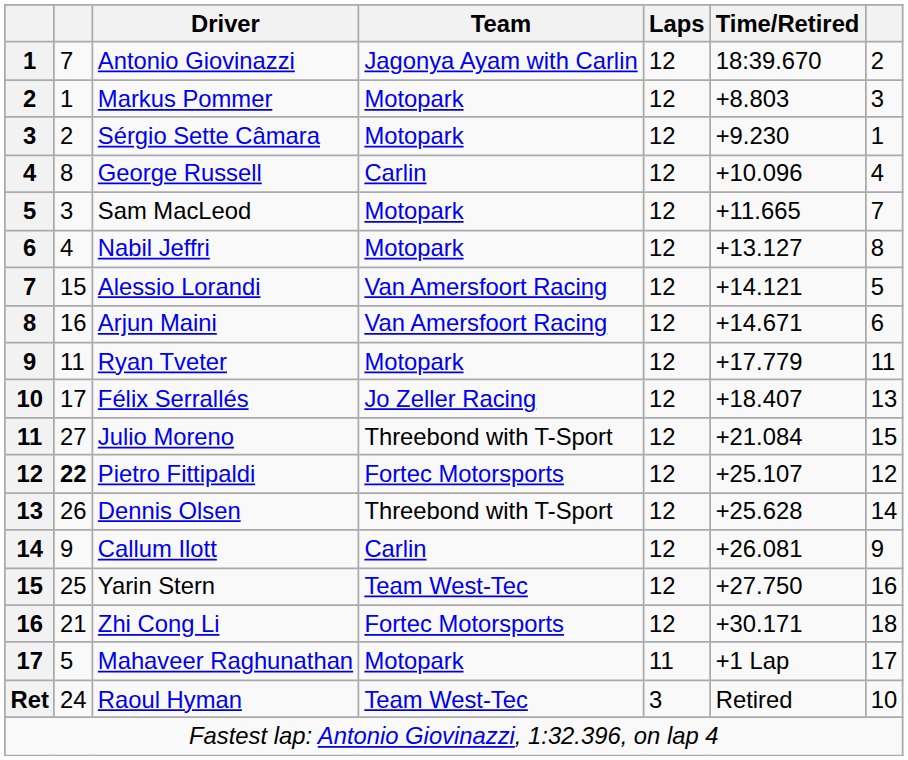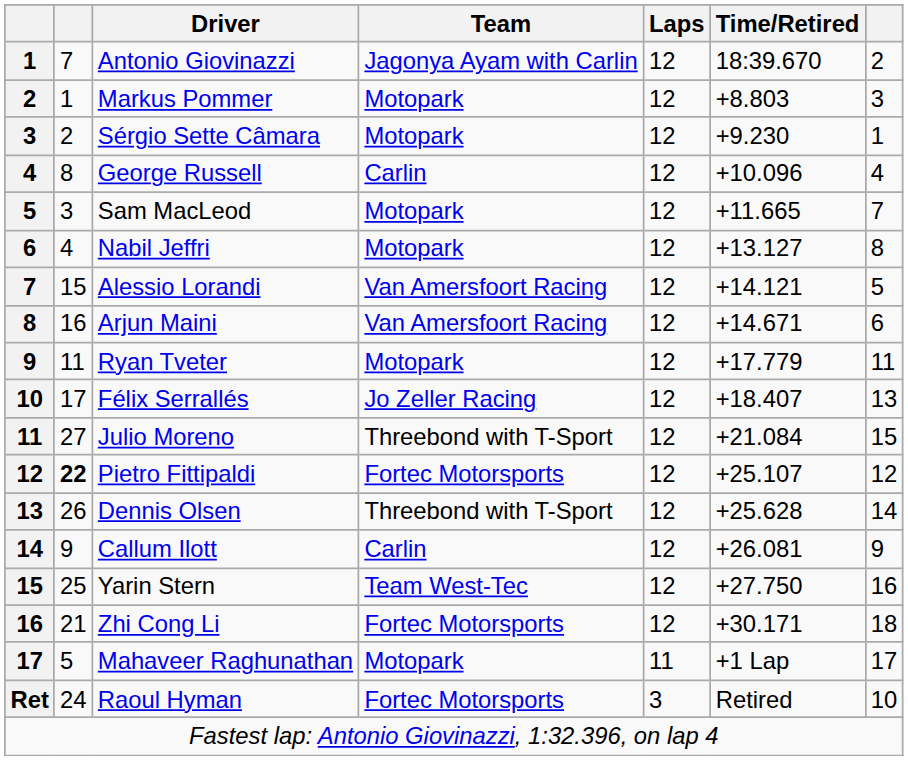(446, 699) Team West-Tec -> (464, 699) Fortec Motorsports
